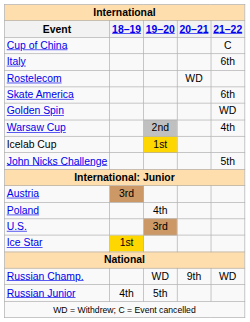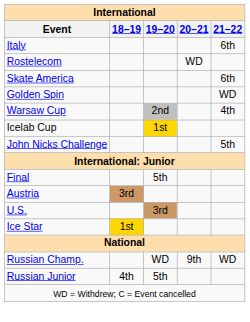- row: (37, 45)
+ row: (18, 177)
- row: (23, 210)
